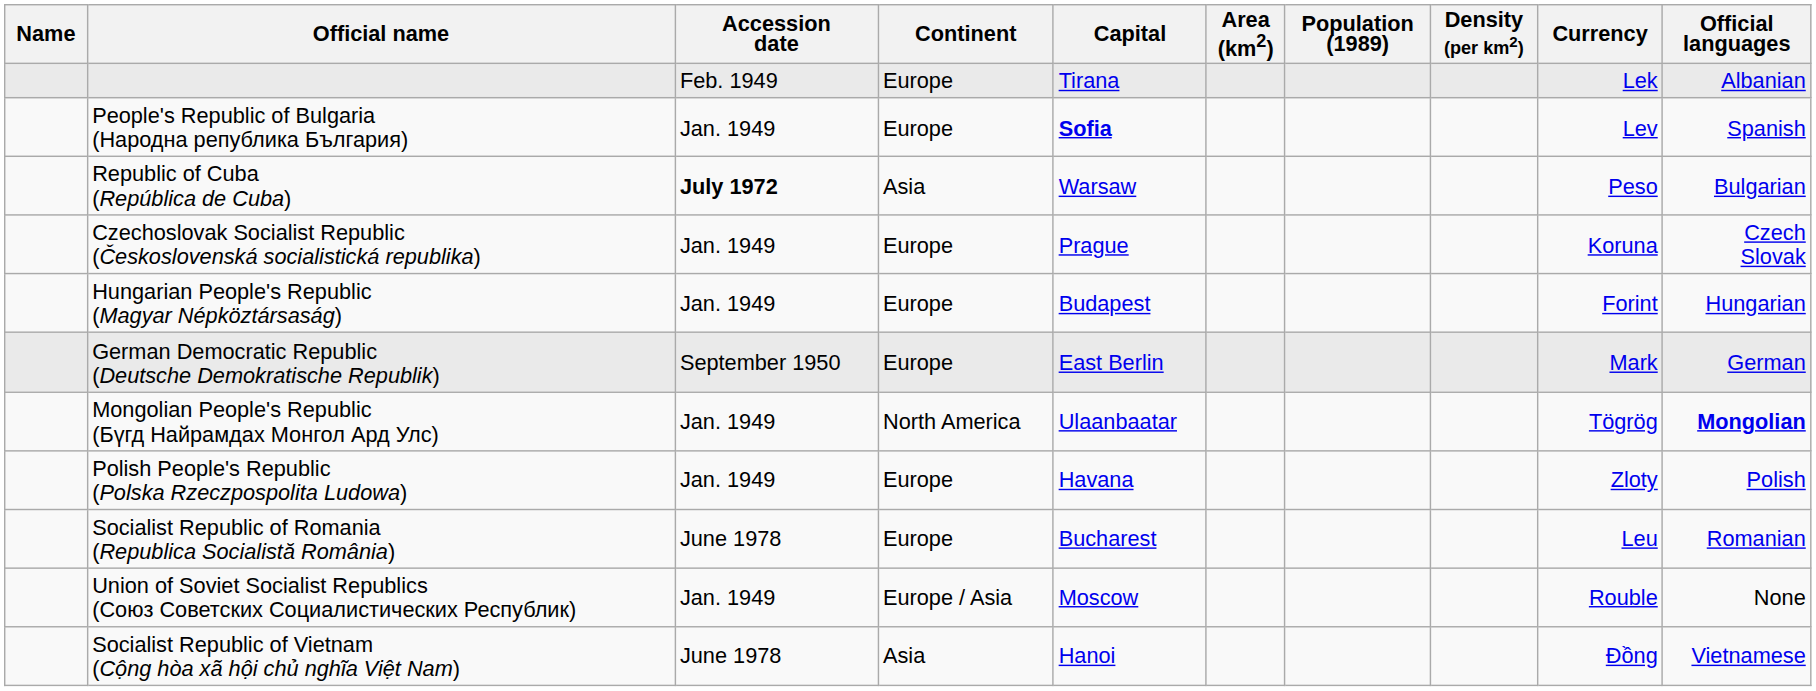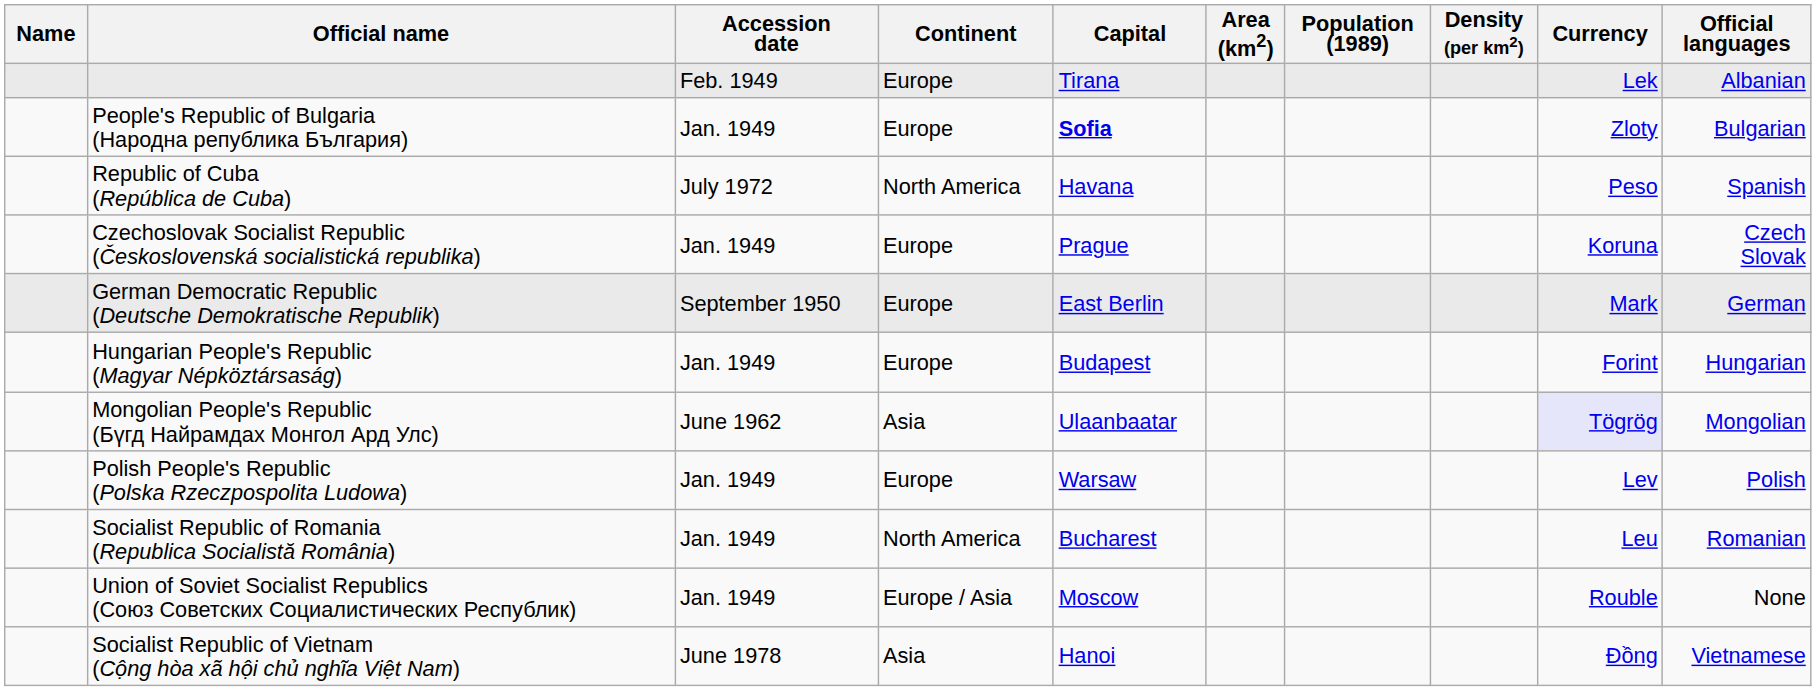(1640, 128) Lev -> (1634, 128) Zloty
(1767, 128) Spanish -> (1760, 128) Bulgarian
(729, 186) bold -> (726, 186) normal
(904, 186) Asia -> (952, 186) North America
(1097, 186) Warsaw -> (1096, 186) Havana
(1760, 186) Bulgarian -> (1767, 186) Spanish
rows swapped: (266, 362) <-> (232, 304)
(728, 421) Jan. 1949 -> (731, 421) June 1962
(952, 421) North America -> (904, 421) Asia
(1623, 421) no background -> (1623, 421) lavender background
(1751, 421) bold -> (1756, 421) normal
(1096, 480) Havana -> (1097, 480) Warsaw
(1634, 480) Zloty -> (1640, 480) Lev
(731, 539) June 1978 -> (728, 539) Jan. 1949
(918, 539) Europe -> (952, 539) North America
